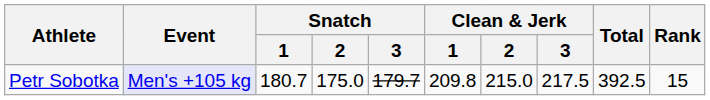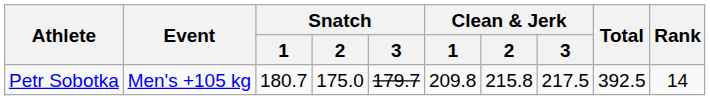(189, 80) lavender background -> (189, 80) no background
(509, 80) 215.0 -> (509, 80) 215.8
(678, 80) 15 -> (678, 80) 14
